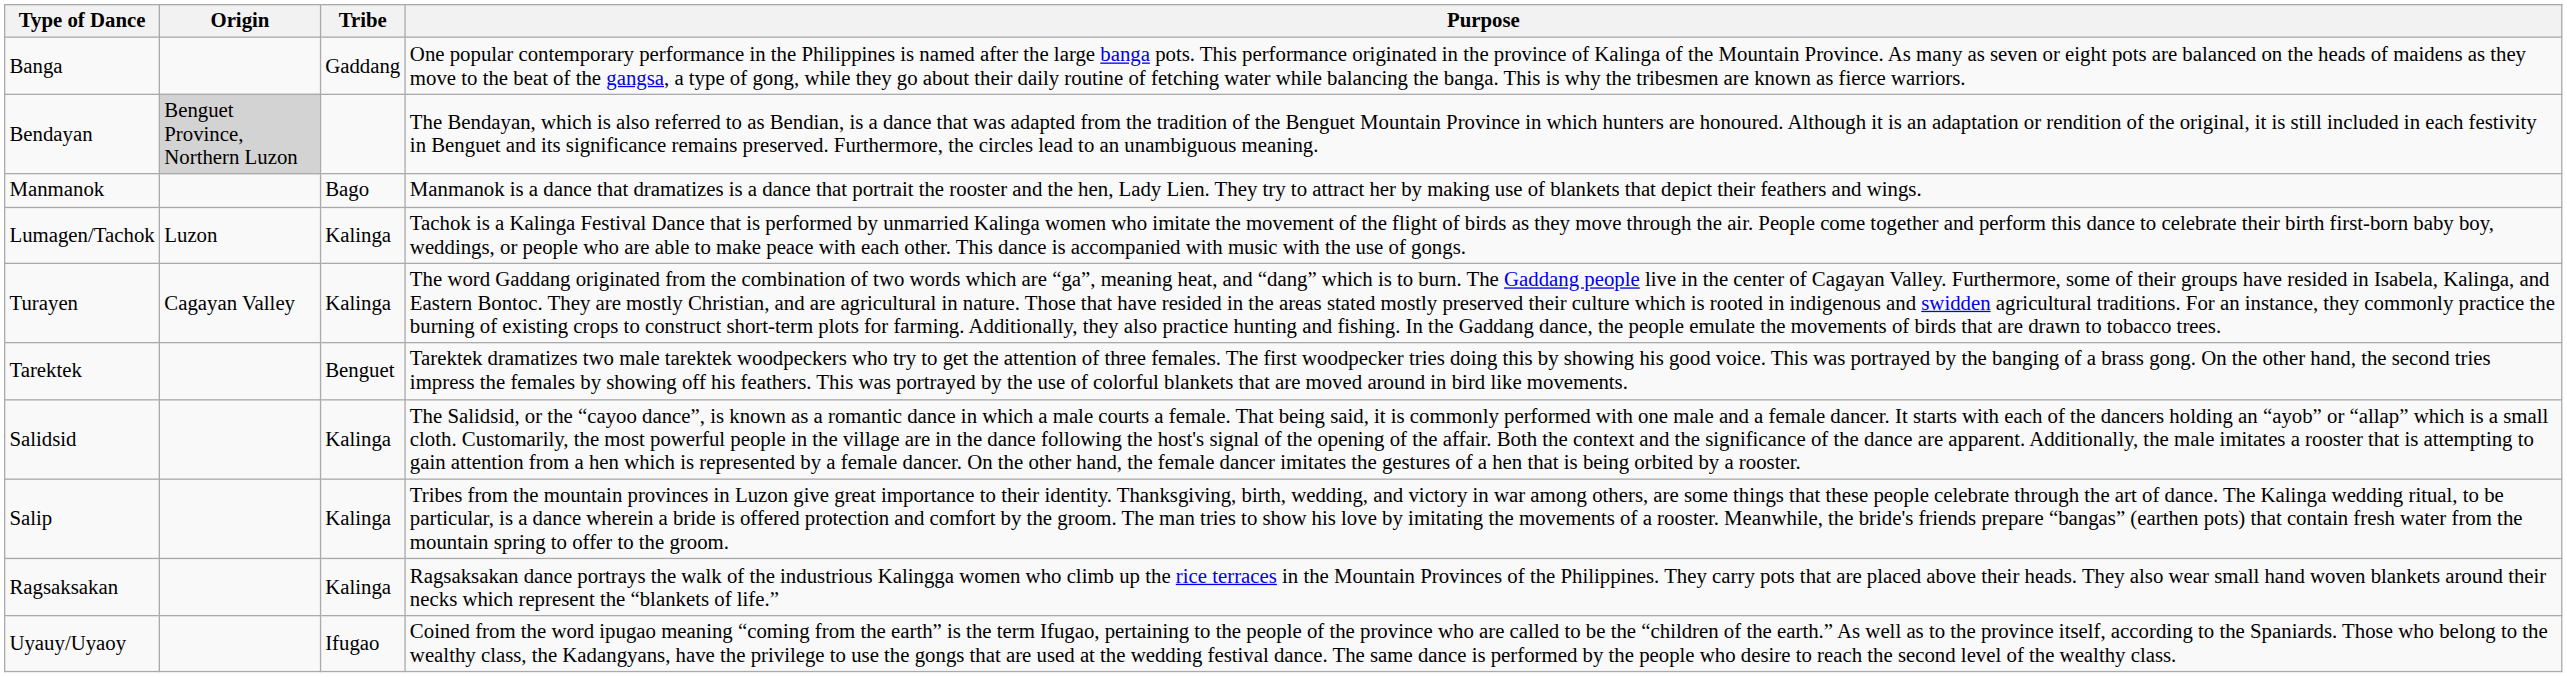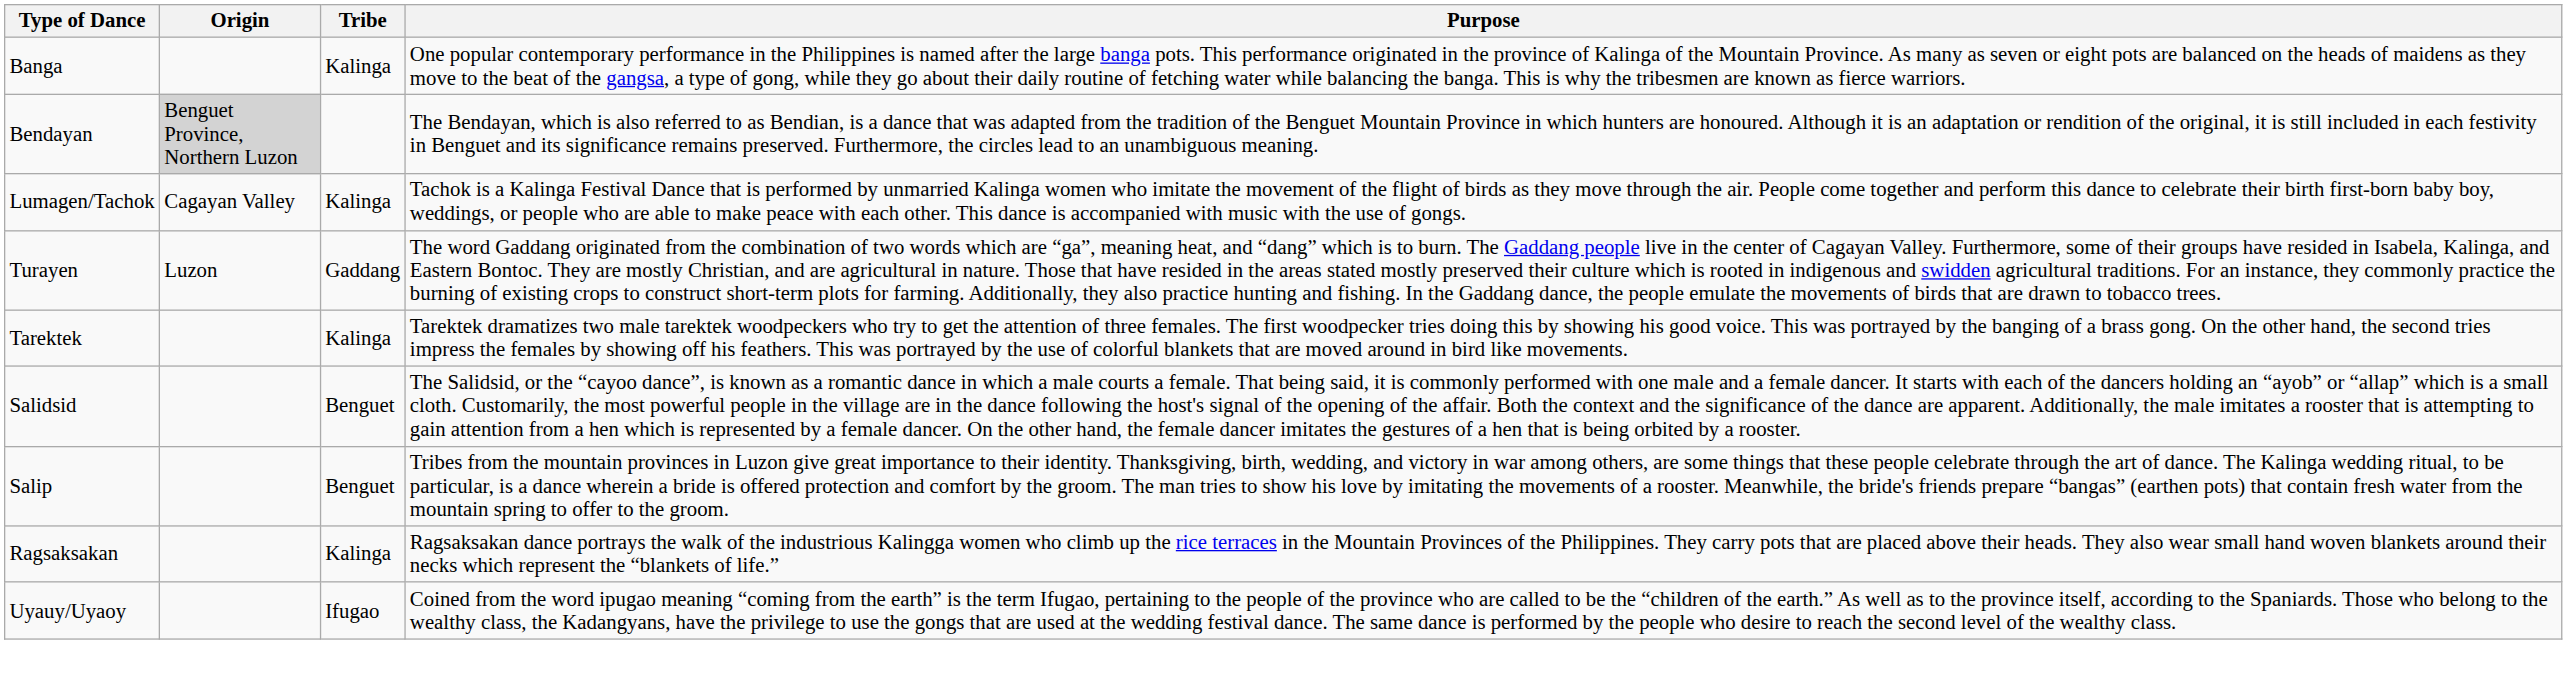(363, 65) Gaddang -> (358, 65) Kalinga
- row: (57, 190)
(191, 234) Luzon -> (230, 201) Cagayan Valley
(230, 302) Cagayan Valley -> (191, 269) Luzon
(358, 302) Kalinga -> (363, 269) Gaddang
(360, 371) Benguet -> (358, 338) Kalinga
(358, 439) Kalinga -> (360, 406) Benguet
(358, 518) Kalinga -> (360, 485) Benguet
